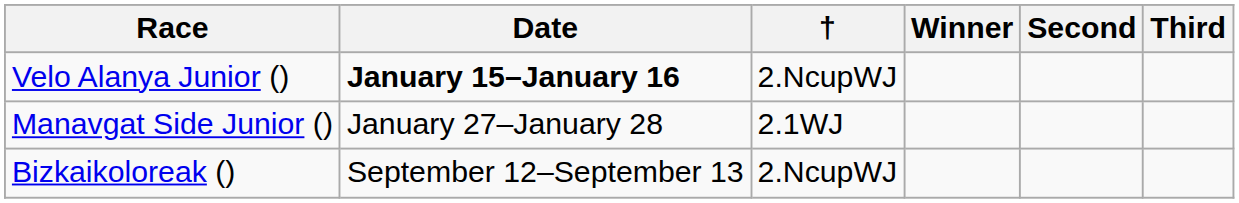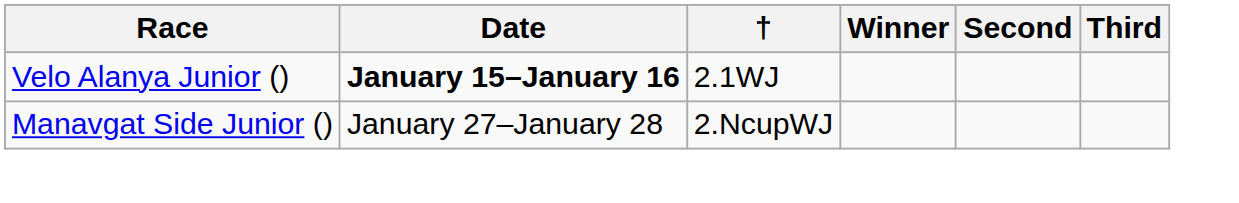(827, 76) 2.NcupWJ -> (737, 76) 2.1WJ
(800, 124) 2.1WJ -> (763, 124) 2.NcupWJ
- row: (124, 172)
